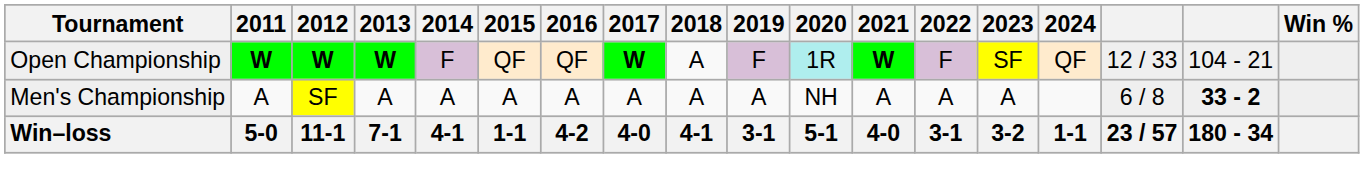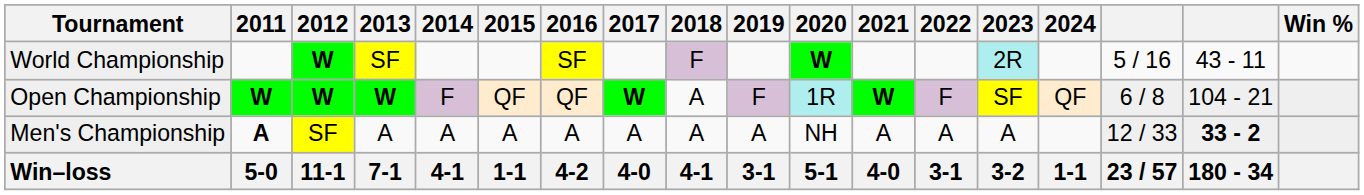+ row: (117, 61)
(1142, 61) 12 / 33 -> (1142, 98) 6 / 8
(261, 98) normal -> (261, 135) bold
(1142, 98) 6 / 8 -> (1142, 135) 12 / 33
